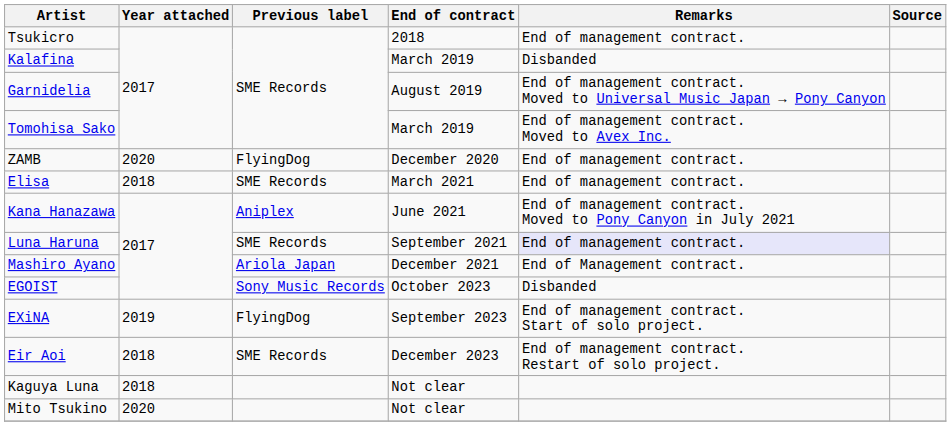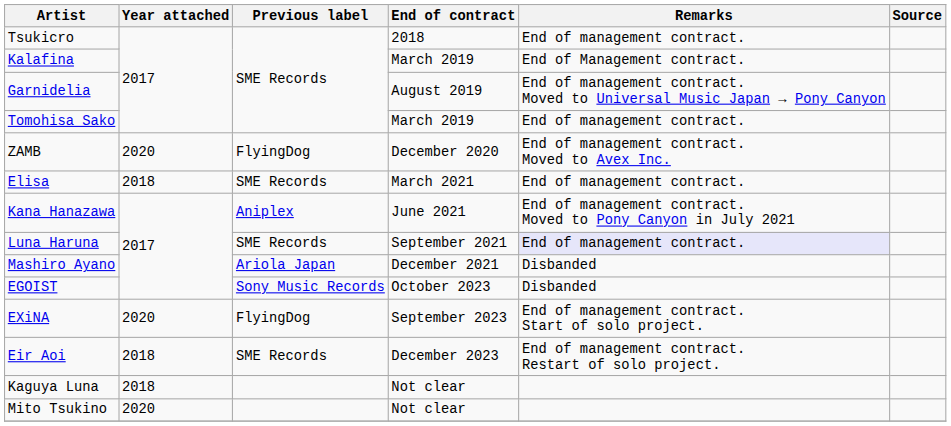(559, 61) Disbanded -> (634, 61) End of Management contract.
(634, 129) End of management contract. Moved to Avex Inc. -> (634, 121) End of management contract.
(634, 160) End of management contract. -> (634, 152) End of management contract. Moved to Avex Inc.
(634, 266) End of Management contract. -> (559, 266) Disbanded
(138, 318) 2019 -> (138, 318) 2020
